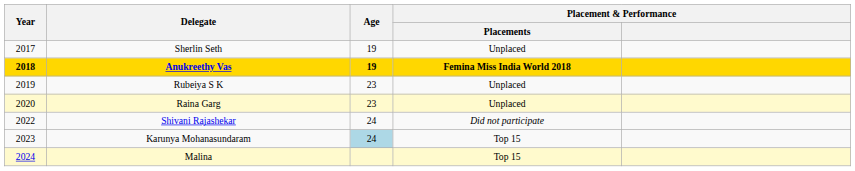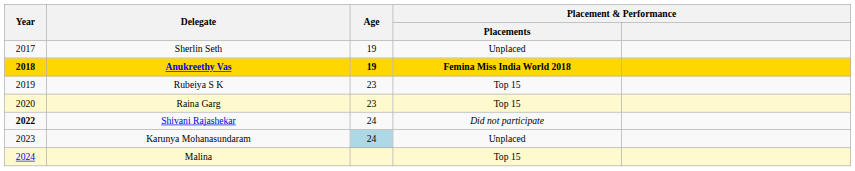(507, 85) Unplaced -> (507, 85) Top 15
(507, 103) Unplaced -> (507, 103) Top 15
(26, 121) normal -> (26, 121) bold
(507, 139) Top 15 -> (507, 139) Unplaced
